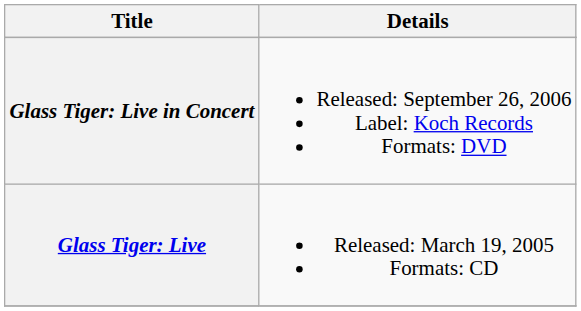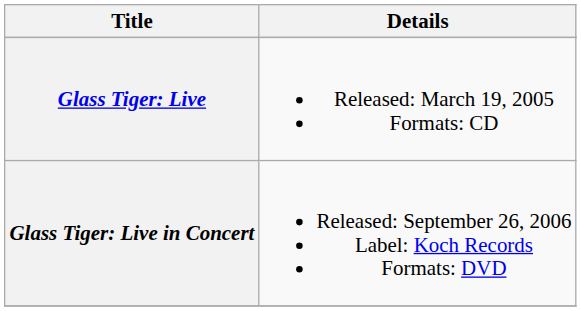rows swapped: (132, 244) <-> (132, 110)
